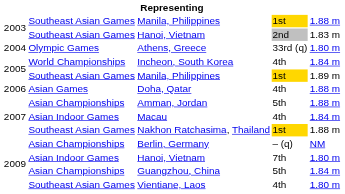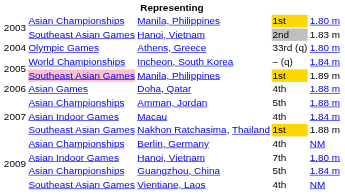(82, 21) Southeast Asian Games -> (76, 21) Asian Championships
(325, 21) 1.88 m -> (325, 21) 1.80 m
(279, 62) 4th -> (283, 62) – (q)
(82, 75) no background -> (82, 75) pink background
(283, 144) – (q) -> (279, 144) 4th
(325, 184) 1.80 m -> (317, 184) NM
